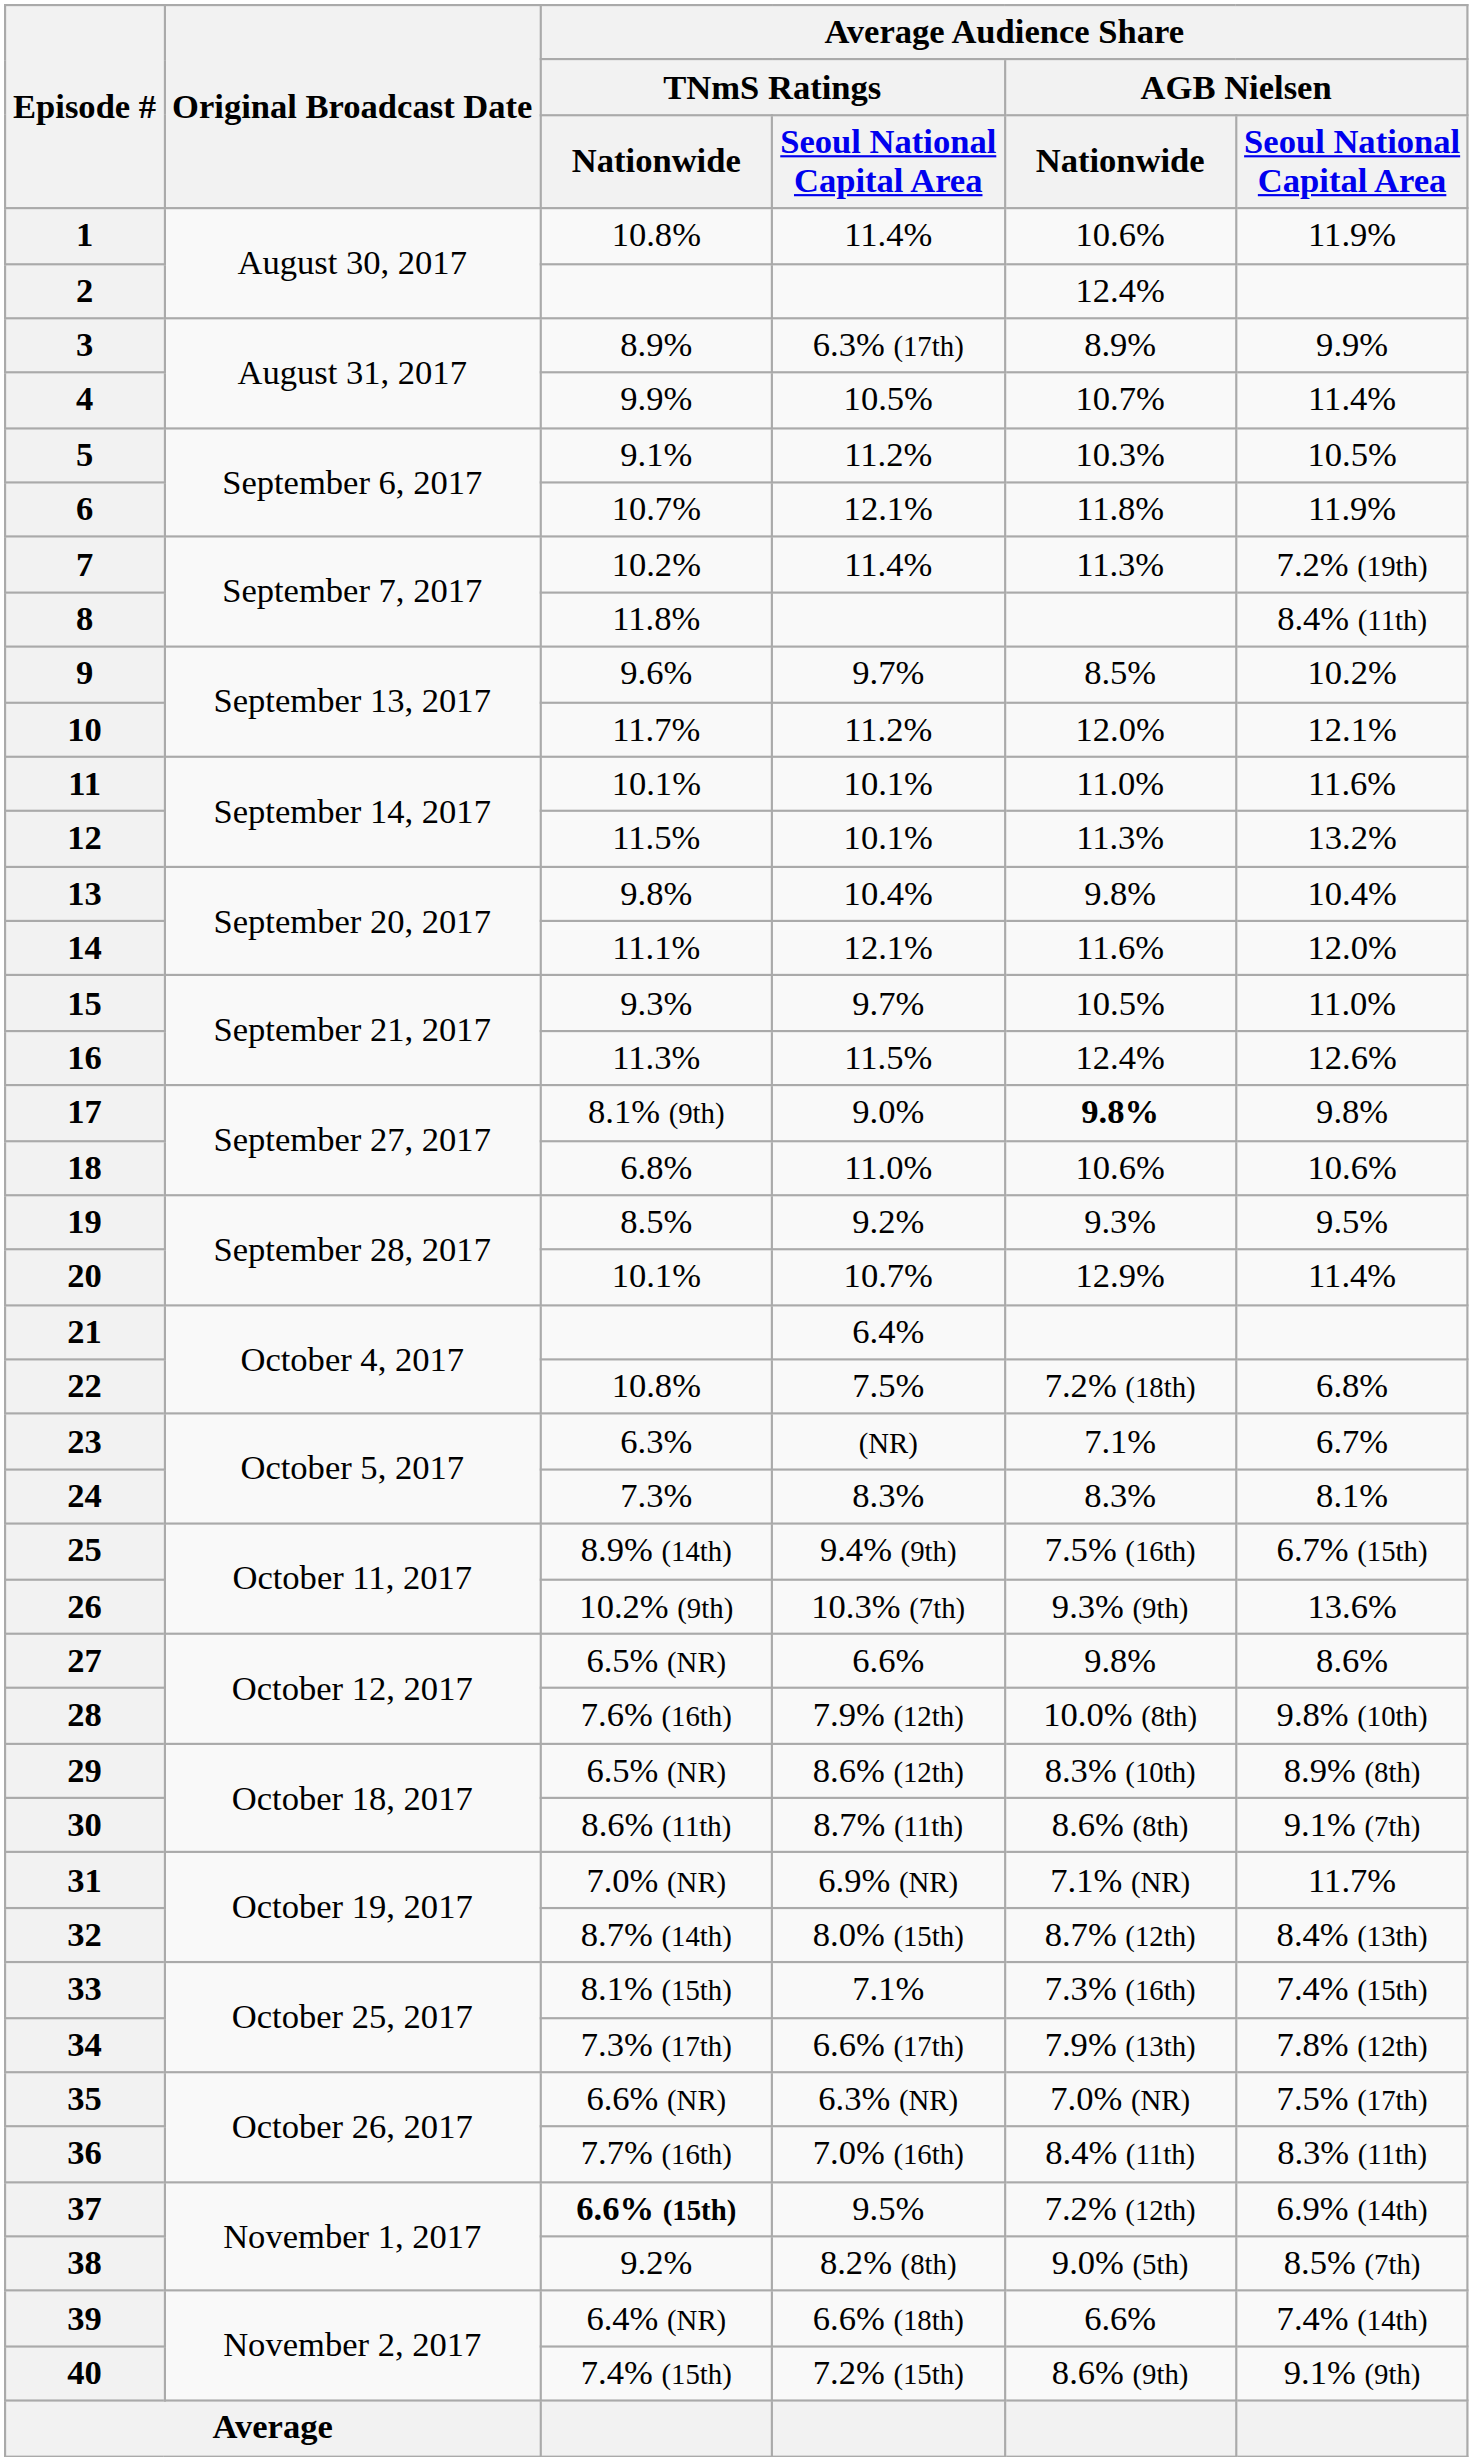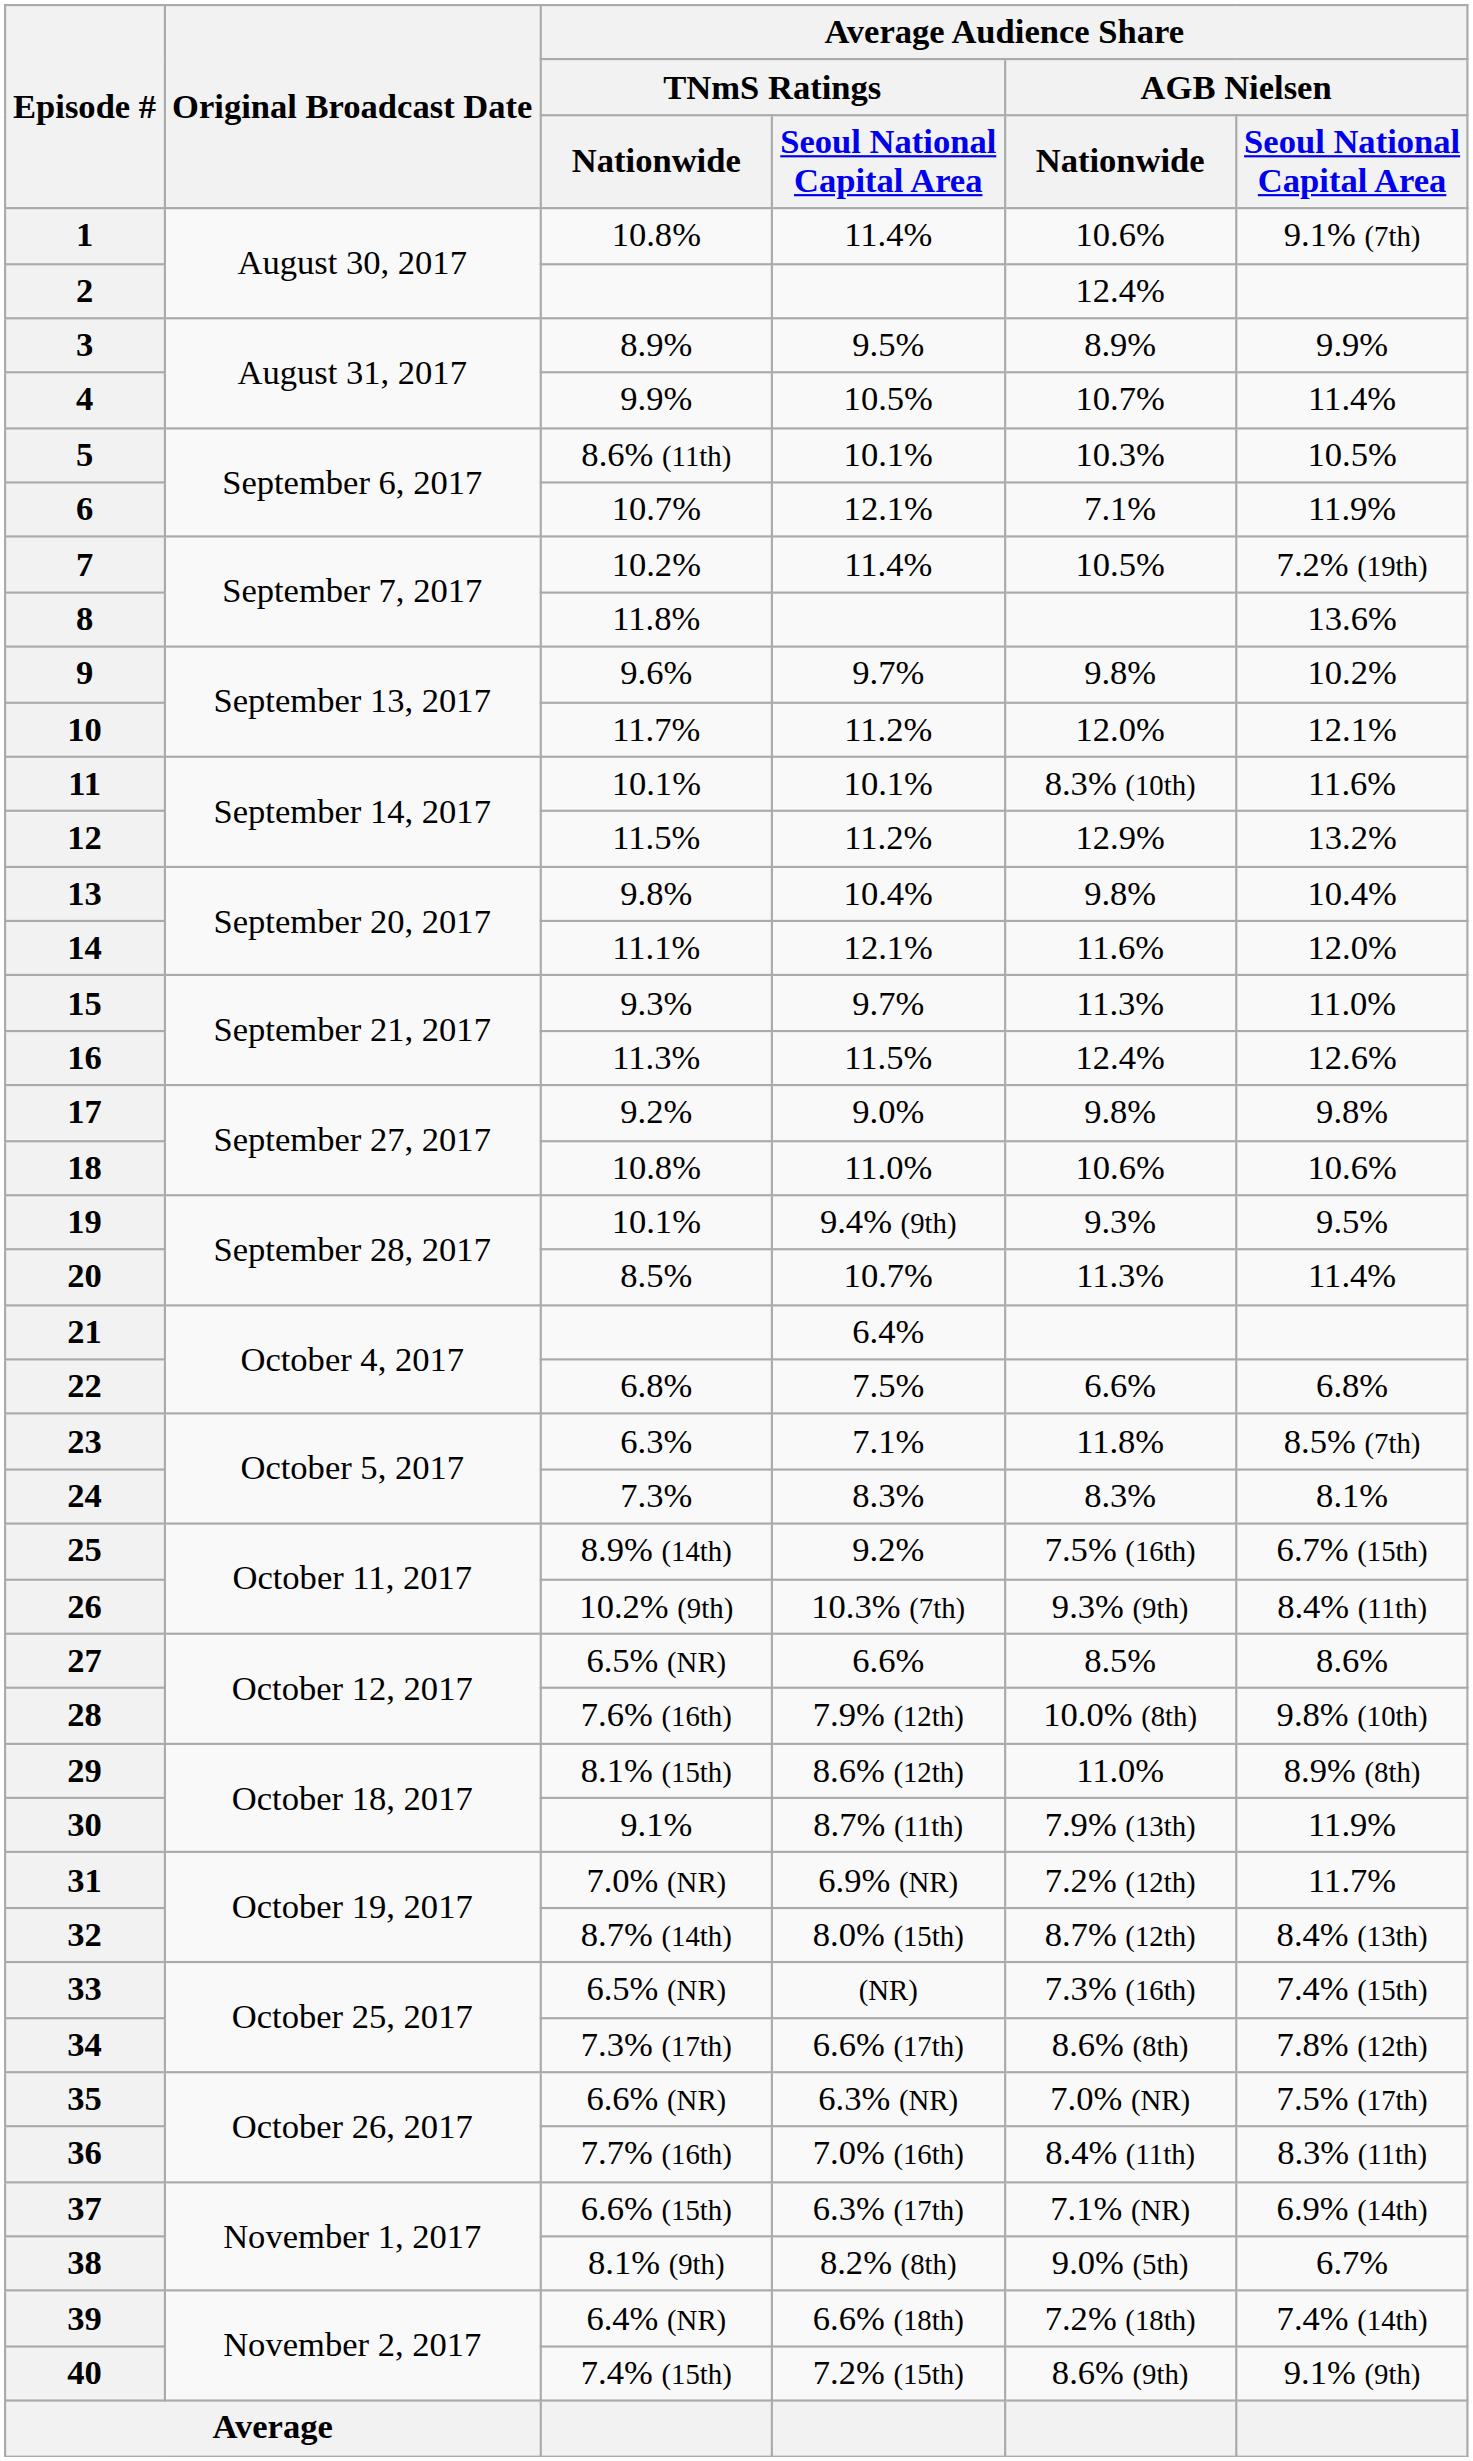(1352, 235) 11.9% -> (1352, 235) 9.1% (7th)
(888, 344) 6.3% (17th) -> (888, 344) 9.5%
(656, 454) 9.1% -> (656, 454) 8.6% (11th)
(888, 454) 11.2% -> (888, 454) 10.1%
(1120, 509) 11.8% -> (1120, 509) 7.1%
(1120, 564) 11.3% -> (1120, 564) 10.5%
(1352, 618) 8.4% (11th) -> (1352, 618) 13.6%
(1120, 673) 8.5% -> (1120, 673) 9.8%
(1120, 783) 11.0% -> (1120, 783) 8.3% (10th)
(888, 838) 10.1% -> (888, 838) 11.2%
(1120, 838) 11.3% -> (1120, 838) 12.9%
(1120, 1002) 10.5% -> (1120, 1002) 11.3%
(656, 1112) 8.1% (9th) -> (656, 1112) 9.2%
(1120, 1112) bold -> (1120, 1112) normal
(656, 1166) 6.8% -> (656, 1166) 10.8%
(656, 1221) 8.5% -> (656, 1221) 10.1%
(888, 1221) 9.2% -> (888, 1221) 9.4% (9th)
(656, 1276) 10.1% -> (656, 1276) 8.5%
(1120, 1276) 12.9% -> (1120, 1276) 11.3%
(656, 1386) 10.8% -> (656, 1386) 6.8%
(1120, 1386) 7.2% (18th) -> (1120, 1386) 6.6%
(888, 1443) (NR) -> (888, 1441) 7.1%
(1120, 1441) 7.1% -> (1120, 1441) 11.8%
(1352, 1441) 6.7% -> (1352, 1441) 8.5% (7th)
(888, 1550) 9.4% (9th) -> (888, 1550) 9.2%
(1352, 1605) 13.6% -> (1352, 1605) 8.4% (11th)
(1120, 1660) 9.8% -> (1120, 1660) 8.5%
(656, 1769) 6.5% (NR) -> (656, 1769) 8.1% (15th)
(1120, 1769) 8.3% (10th) -> (1120, 1769) 11.0%
(656, 1824) 8.6% (11th) -> (656, 1824) 9.1%
(1120, 1824) 8.6% (8th) -> (1120, 1824) 7.9% (13th)
(1352, 1824) 9.1% (7th) -> (1352, 1824) 11.9%
(1120, 1879) 7.1% (NR) -> (1120, 1879) 7.2% (12th)
(656, 1989) 8.1% (15th) -> (656, 1989) 6.5% (NR)
(888, 1989) 7.1% -> (888, 1991) (NR)
(1120, 2043) 7.9% (13th) -> (1120, 2043) 8.6% (8th)
(656, 2208) bold -> (656, 2208) normal
(888, 2208) 9.5% -> (888, 2208) 6.3% (17th)
(1120, 2208) 7.2% (12th) -> (1120, 2208) 7.1% (NR)
(656, 2263) 9.2% -> (656, 2263) 8.1% (9th)
(1352, 2263) 8.5% (7th) -> (1352, 2263) 6.7%
(1120, 2317) 6.6% -> (1120, 2317) 7.2% (18th)
